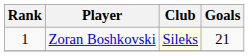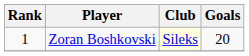(223, 39) 21 -> (223, 39) 20
